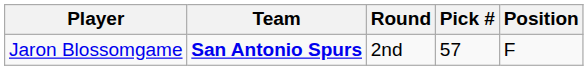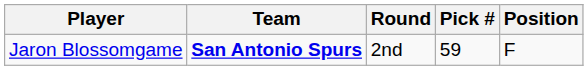(450, 49) 57 -> (450, 49) 59
